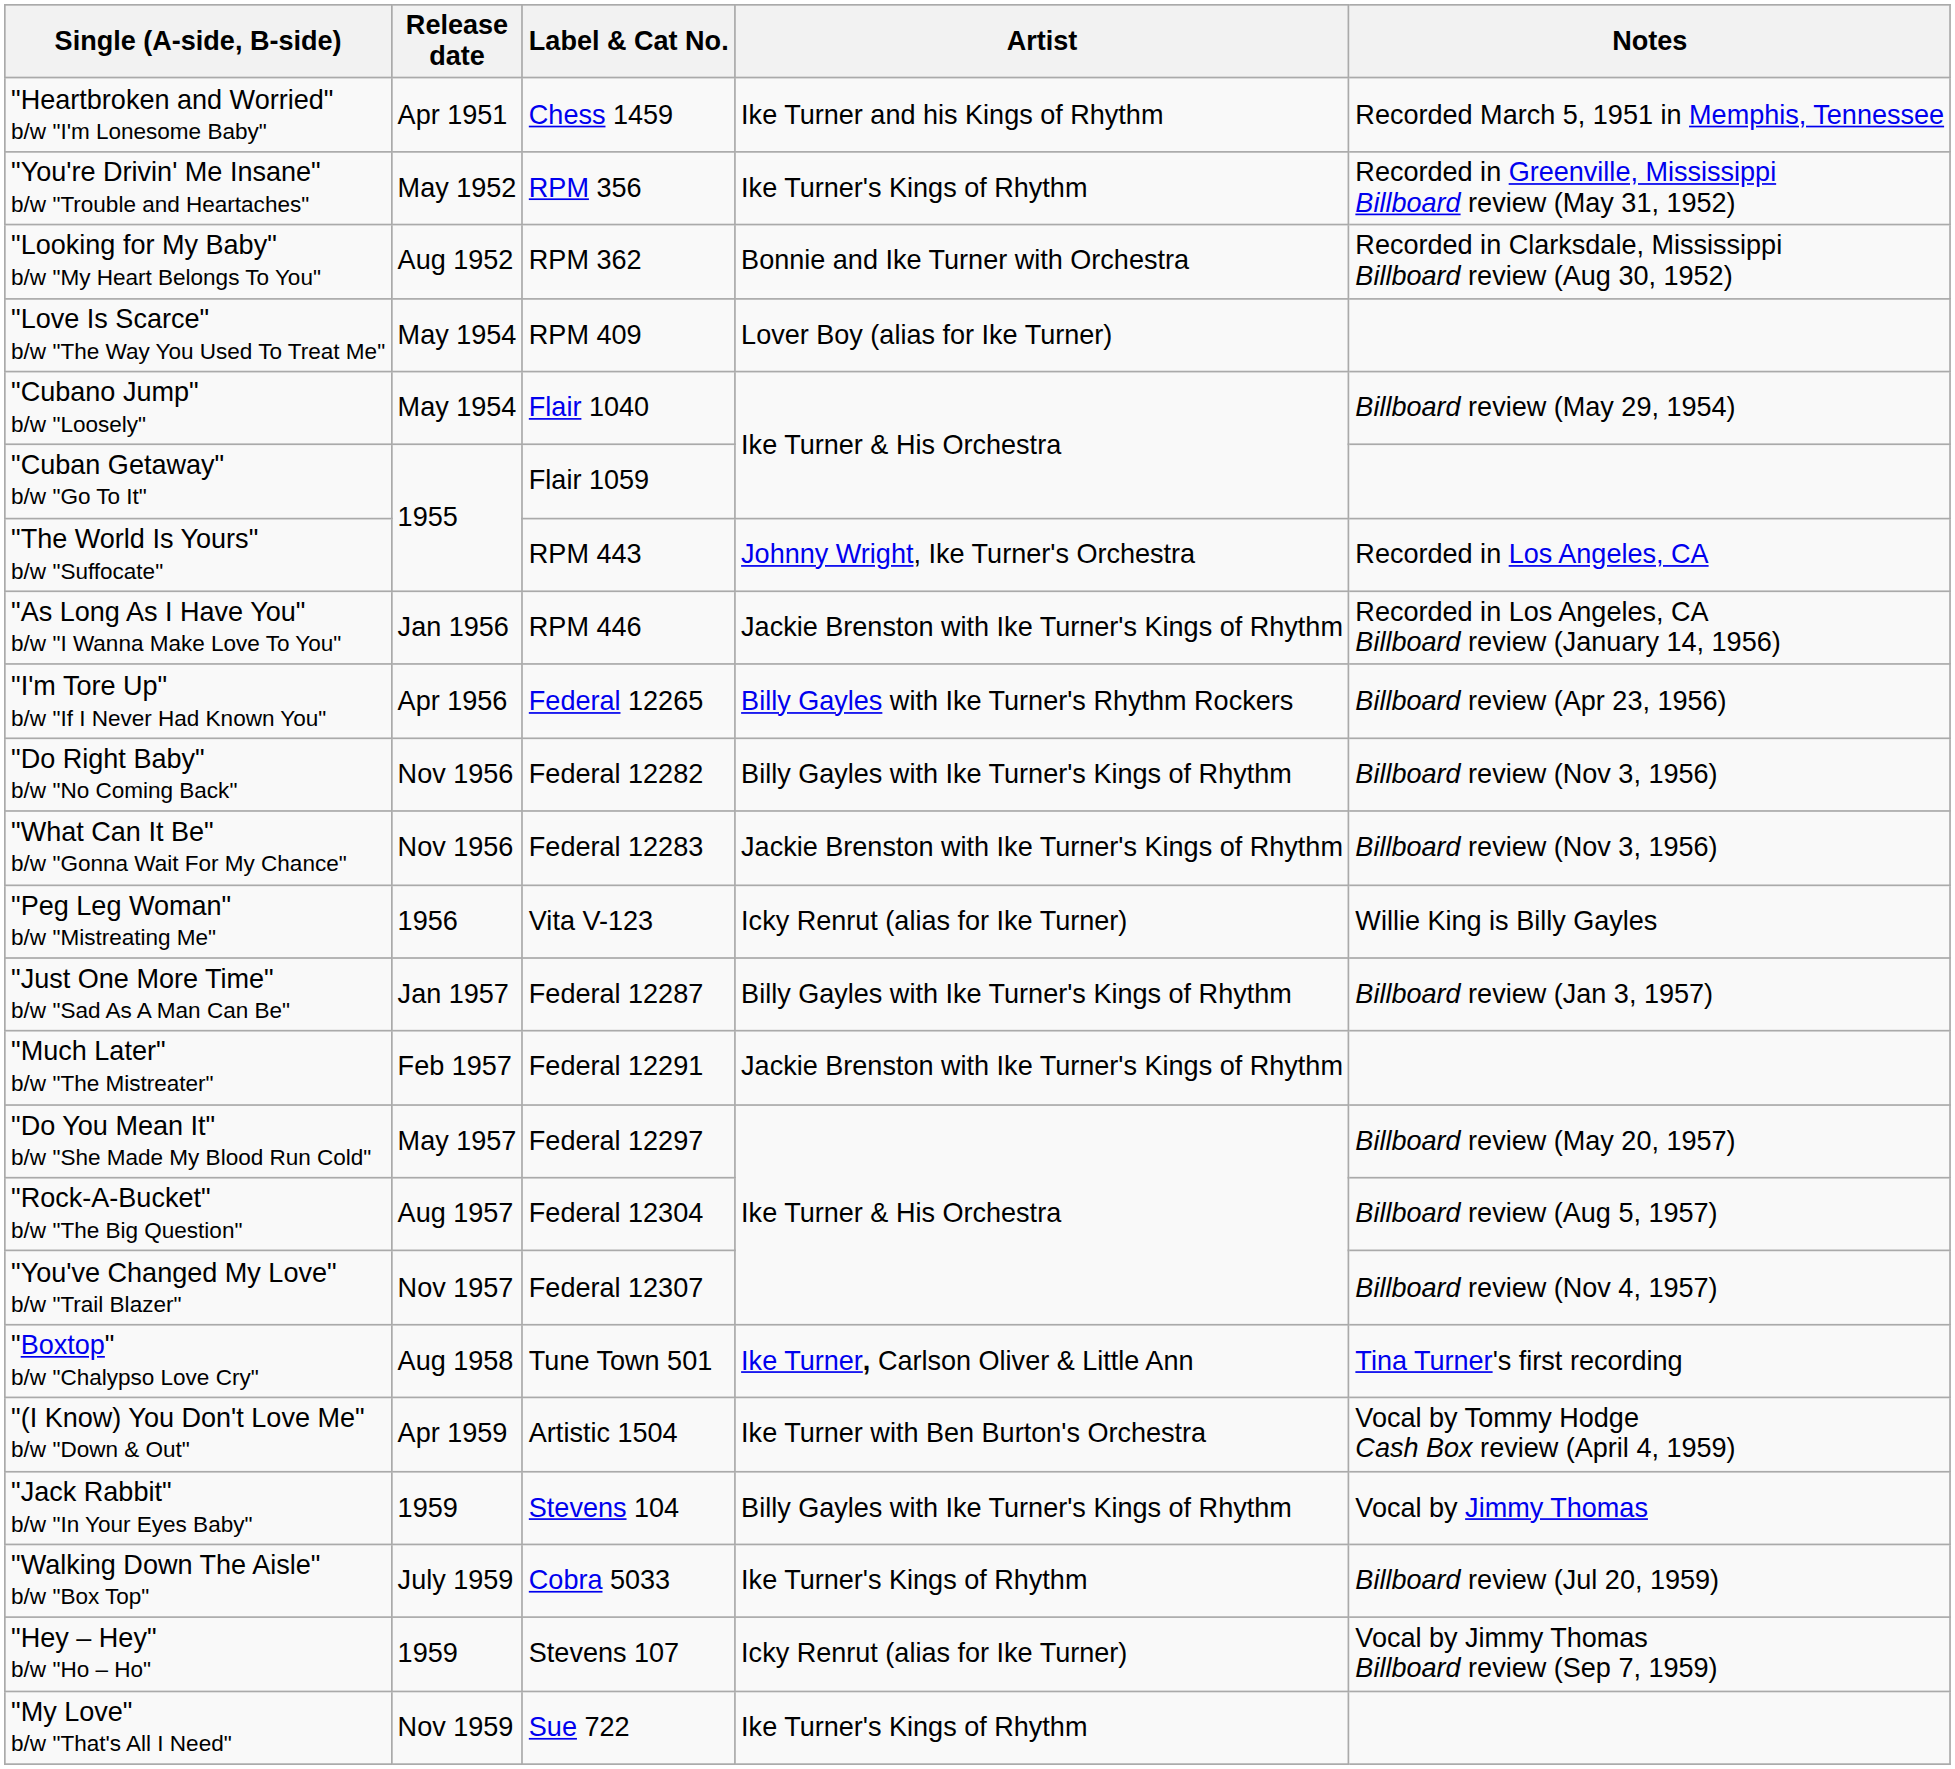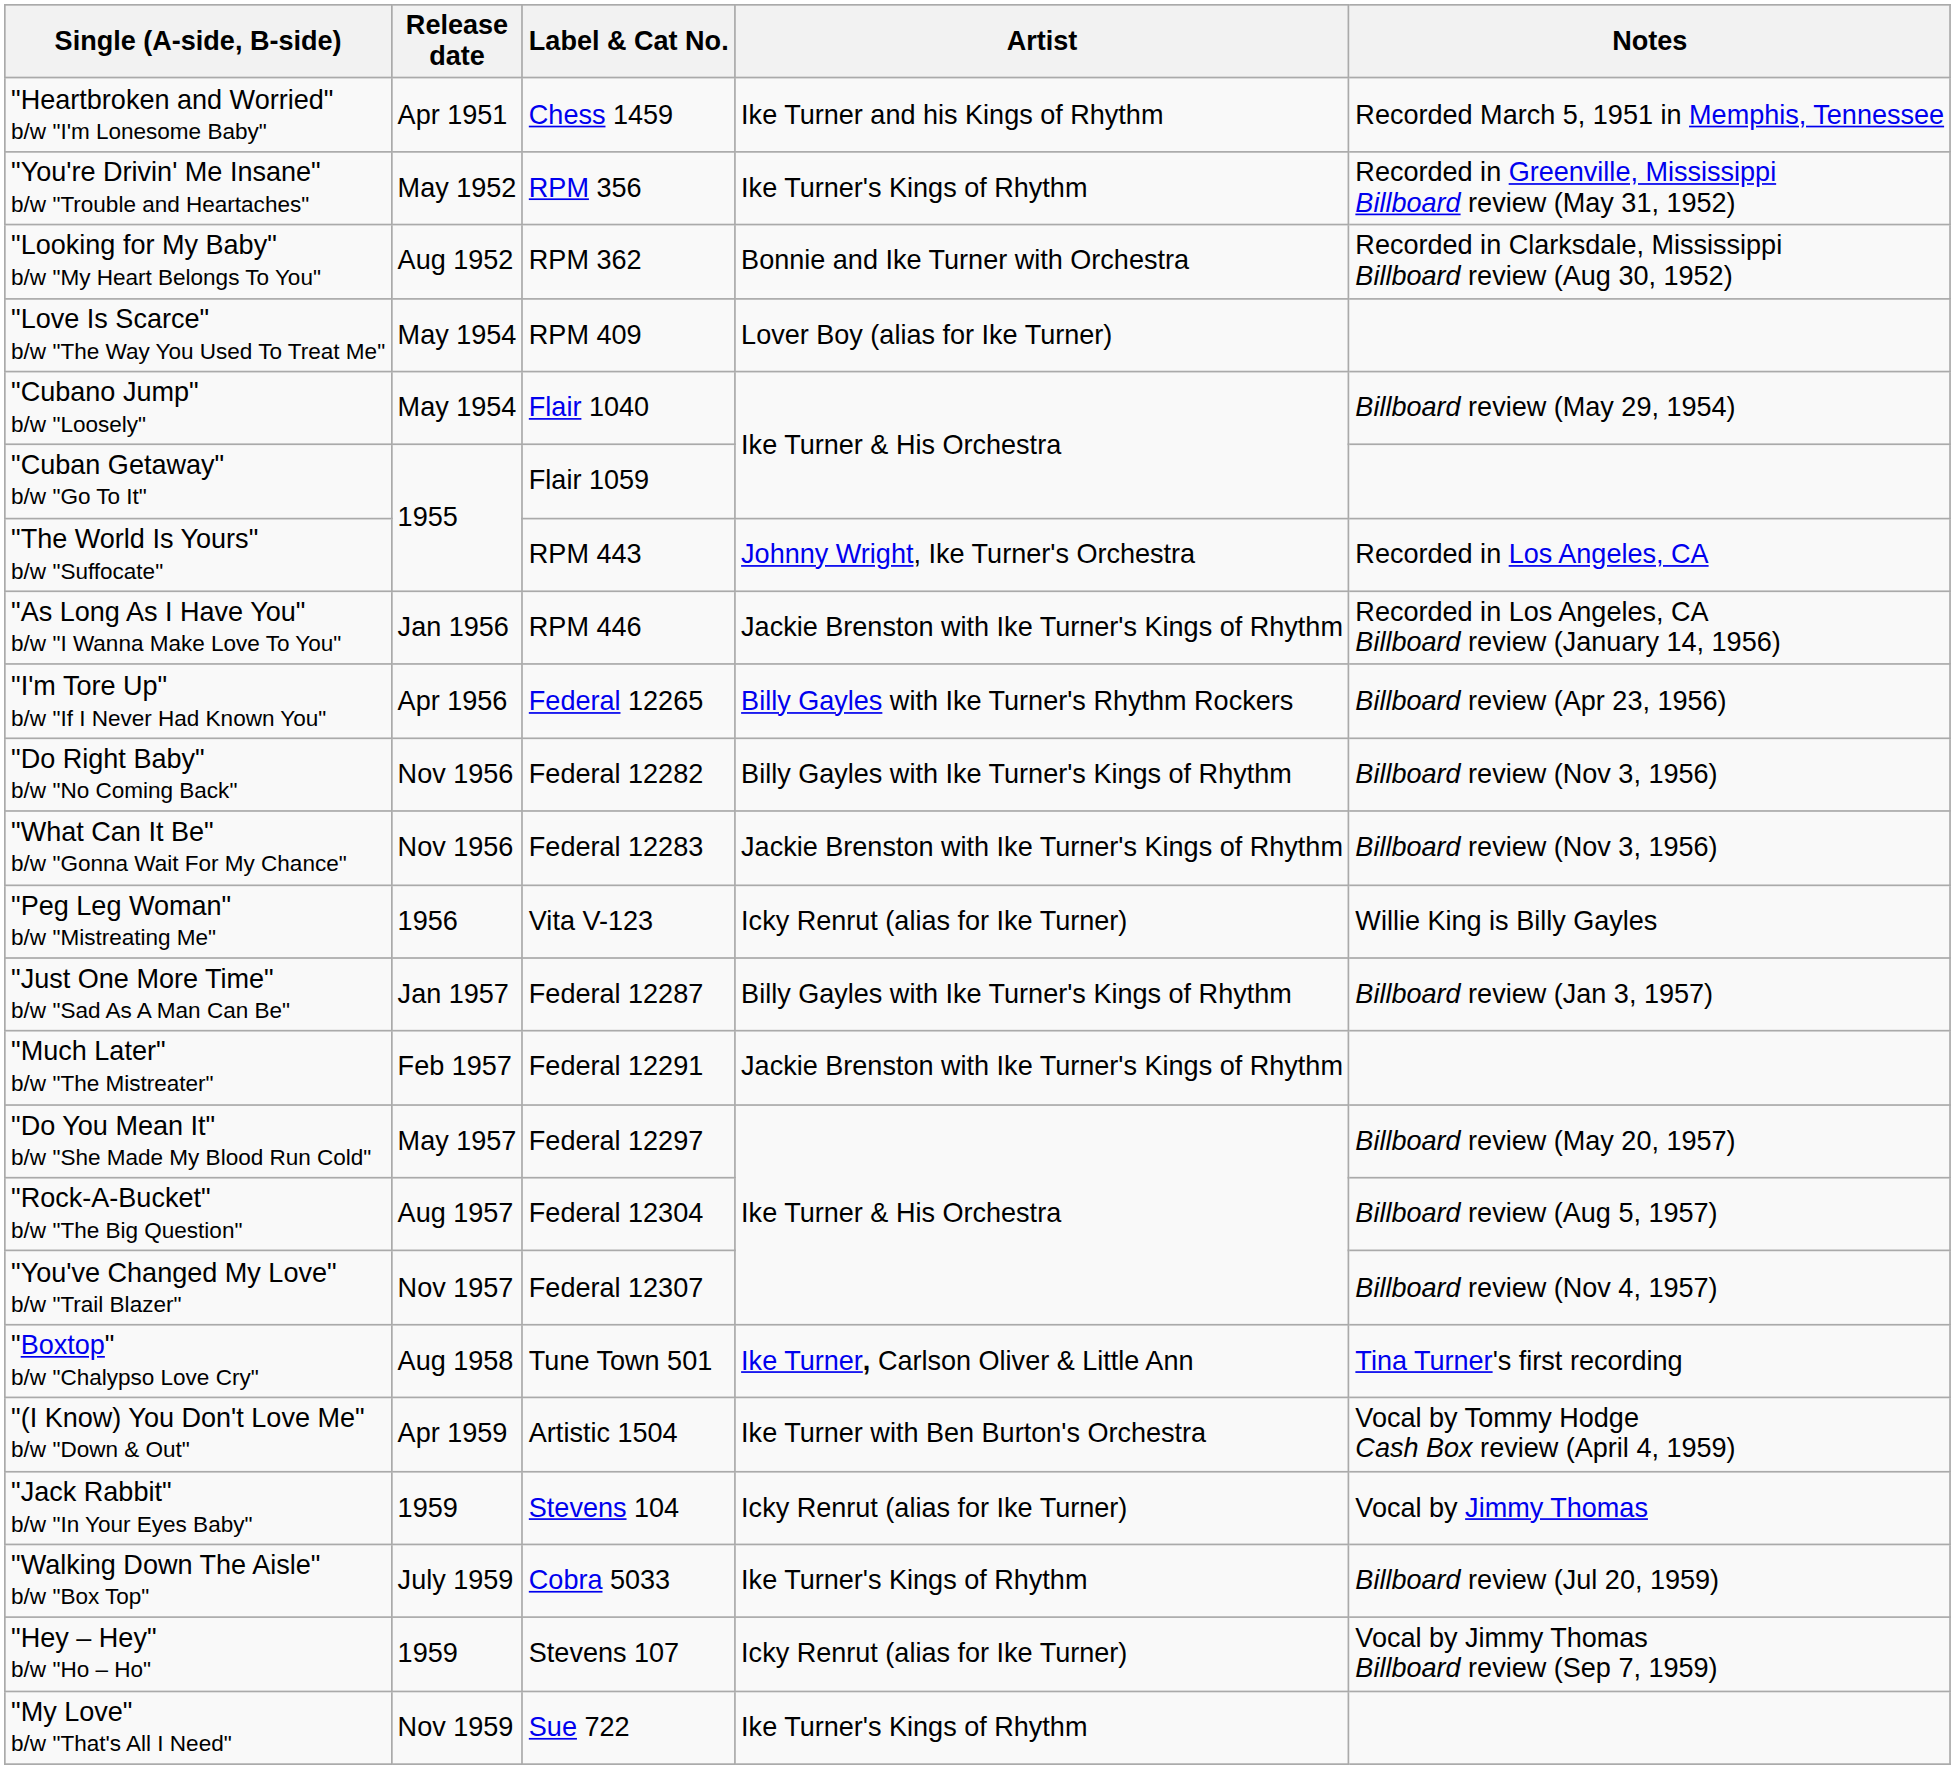(1016, 1507) Billy Gayles with Ike Turner's Kings of Rhythm -> (934, 1507) Icky Renrut (alias for Ike Turner)
